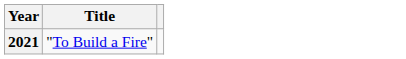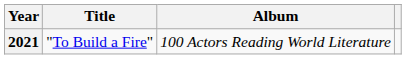+ column: (276, 16)
